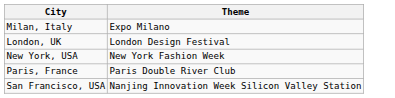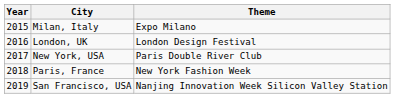+ column: (17, 12)
(167, 56) New York Fashion Week -> (199, 56) Paris Double River Club
(172, 71) Paris Double River Club -> (193, 71) New York Fashion Week
